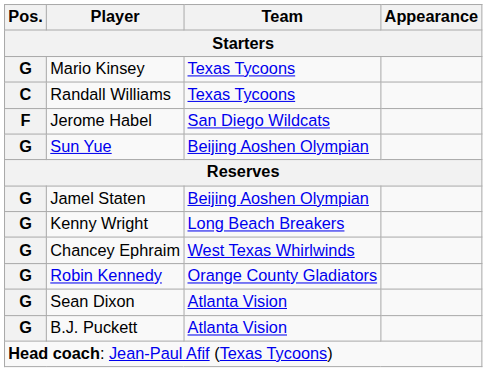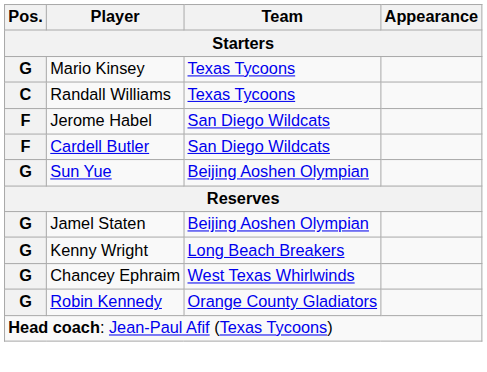+ row: (100, 146)
- row: (92, 302)
- row: (94, 328)
